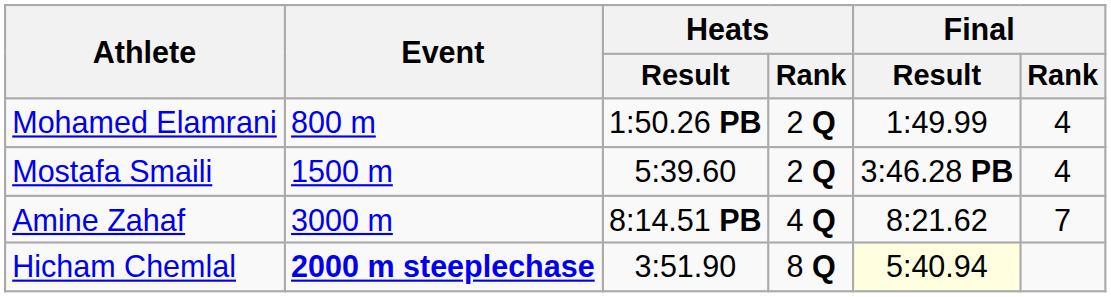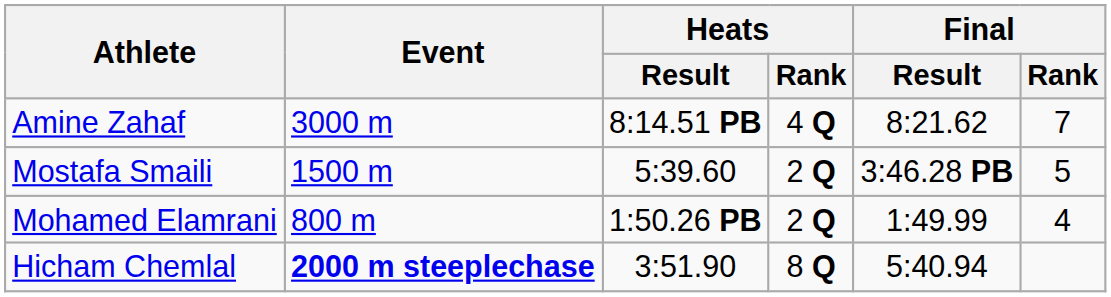rows swapped: (144, 123) <-> (99, 220)
(1063, 172) 4 -> (1063, 172) 5
(937, 268) lightyellow background -> (937, 268) no background
